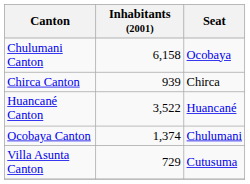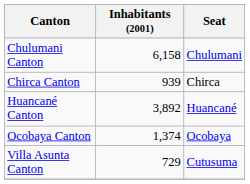(209, 55) Ocobaya -> (214, 55) Chulumani
(167, 108) 3,522 -> (167, 108) 3,892
(214, 135) Chulumani -> (209, 135) Ocobaya
